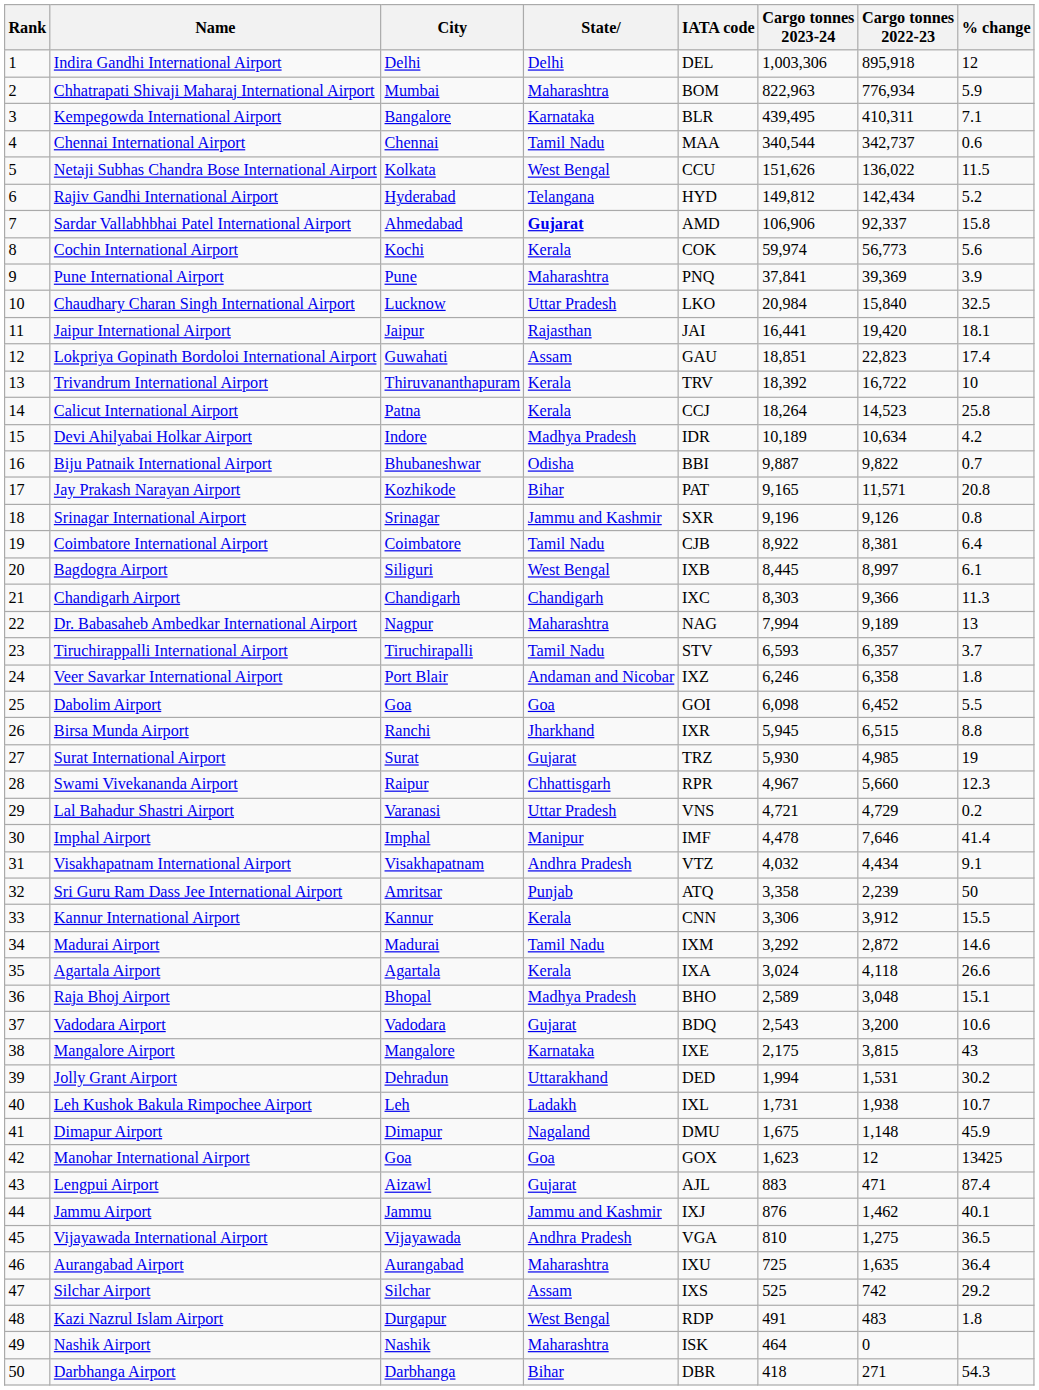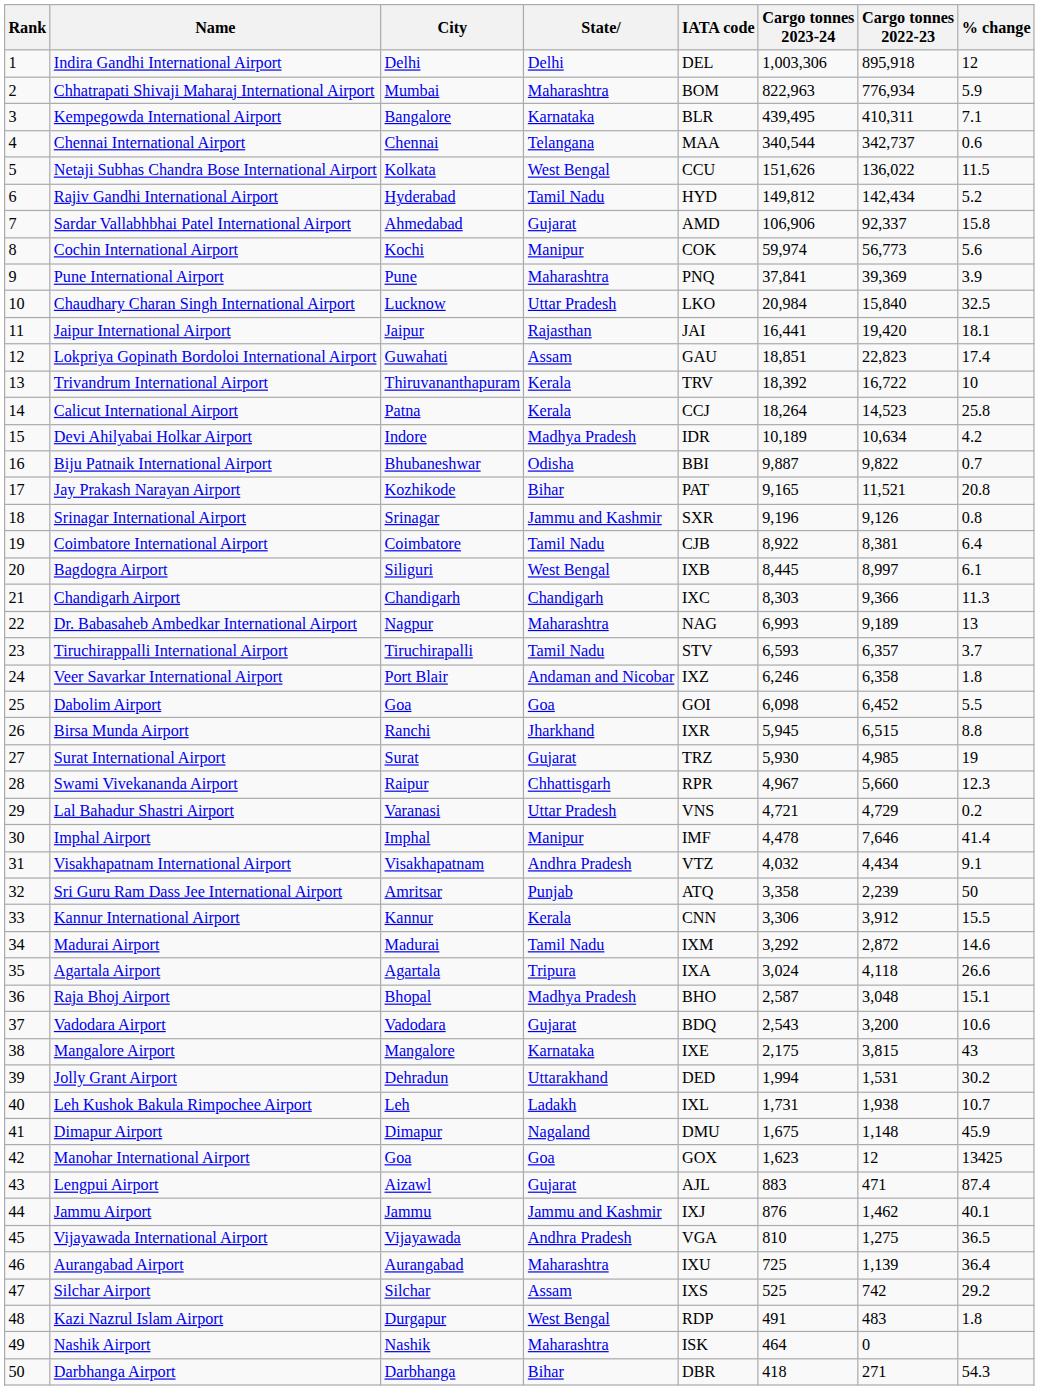(566, 143) Tamil Nadu -> (561, 143) Telangana
(561, 196) Telangana -> (566, 196) Tamil Nadu
(556, 223) bold -> (552, 223) normal
(549, 250) Kerala -> (556, 250) Manipur
(884, 490) 11,571 -> (884, 490) 11,521
(780, 623) 7,994 -> (780, 623) 6,993
(549, 971) Kerala -> (552, 971) Tripura
(780, 997) 2,589 -> (780, 997) 2,587
(880, 1264) 1,635 -> (880, 1264) 1,139
